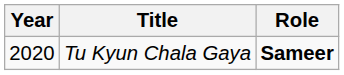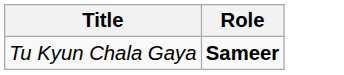- column: (32, 20)
